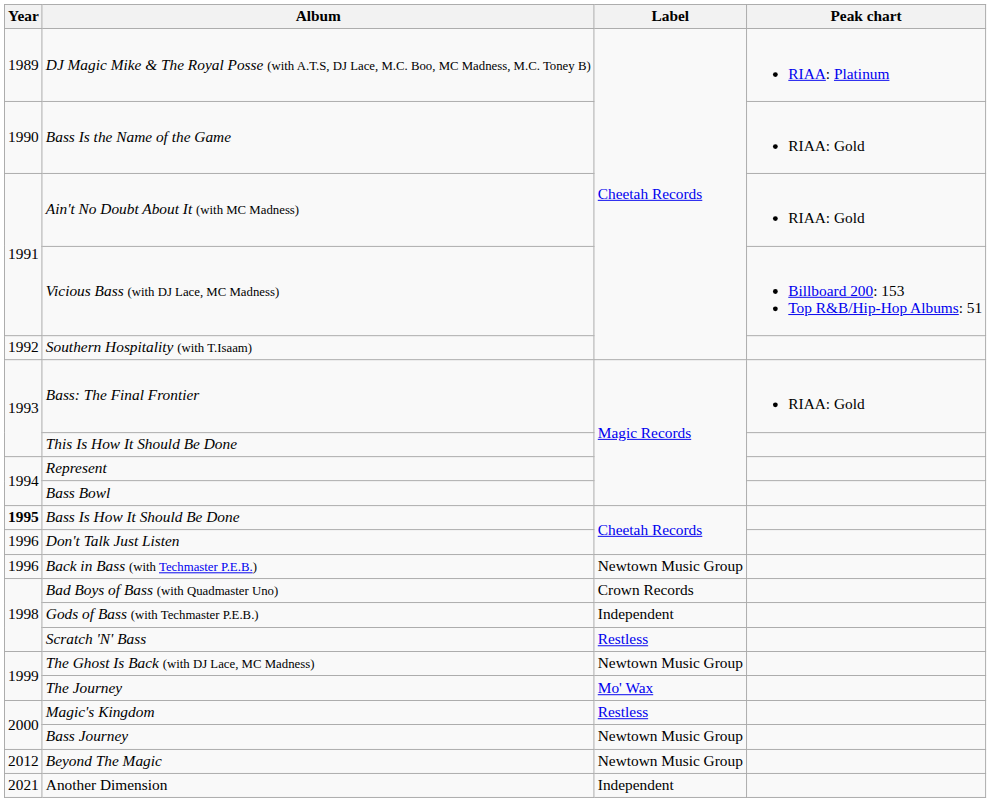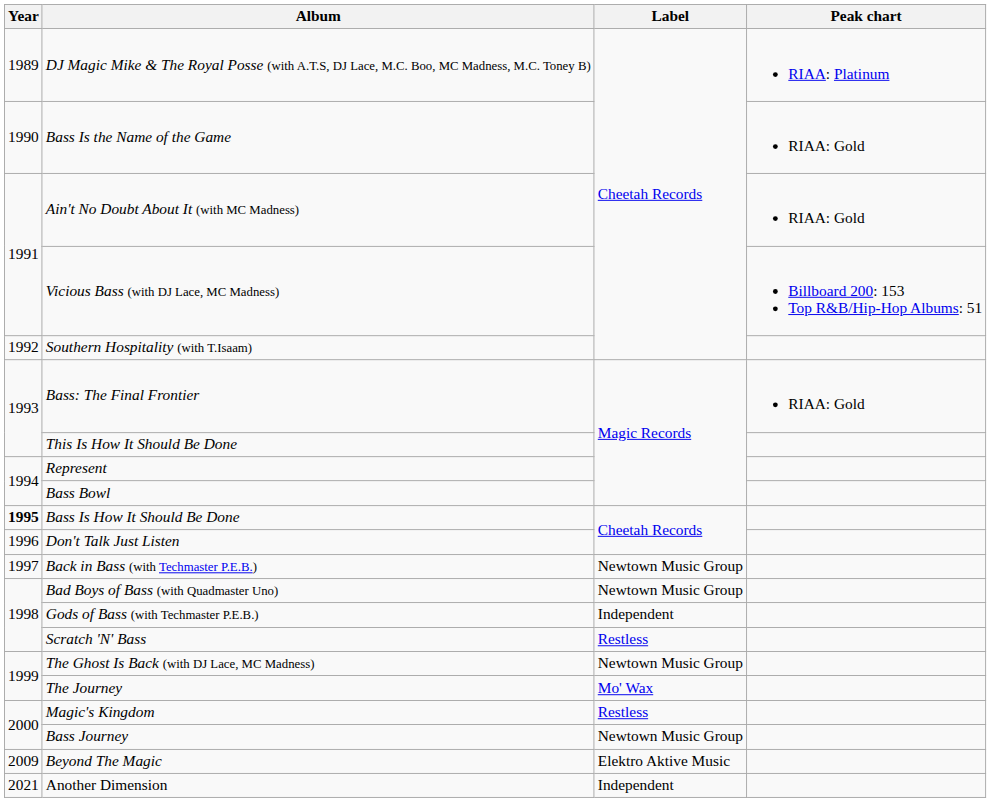(23, 566) 1996 -> (23, 566) 1997
(646, 590) Crown Records -> (670, 590) Newtown Music Group
(23, 761) 2012 -> (23, 761) 2009
(670, 761) Newtown Music Group -> (664, 761) Elektro Aktive Music
